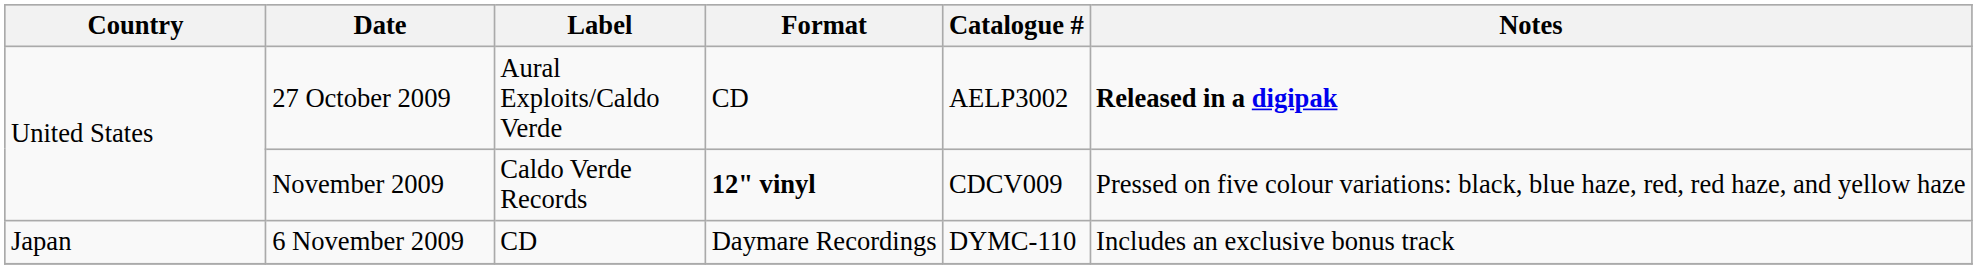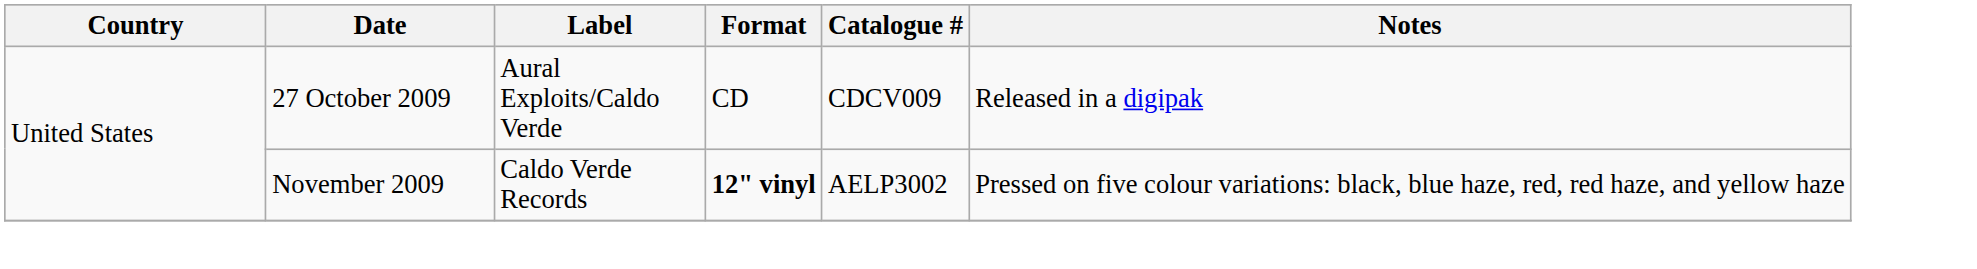(1009, 97) AELP3002 -> (885, 97) CDCV009
(1217, 97) bold -> (1089, 97) normal
(1006, 184) CDCV009 -> (888, 184) AELP3002
- row: (368, 241)
